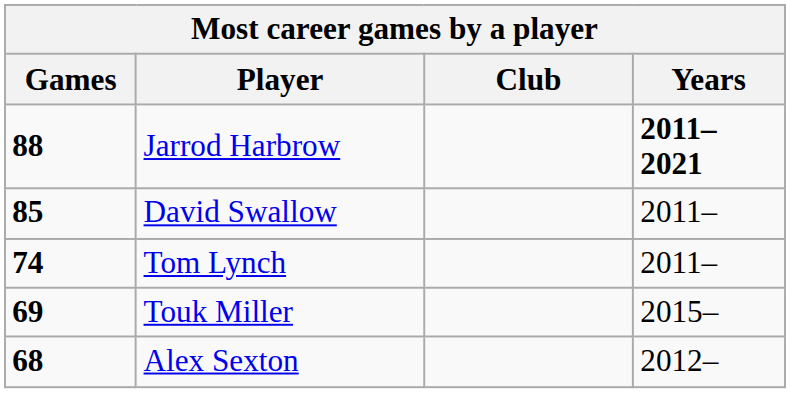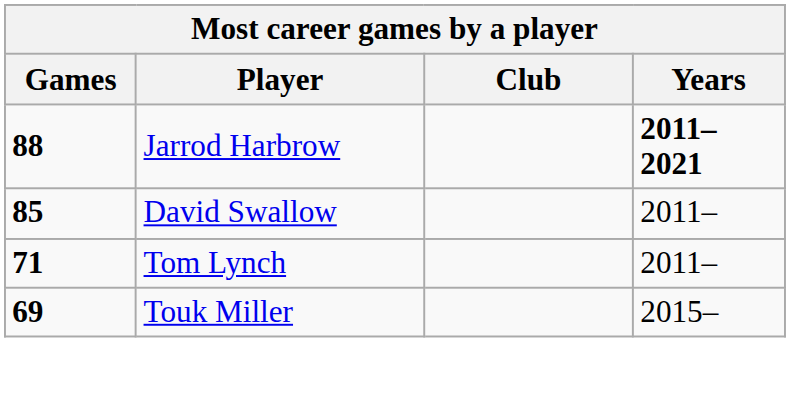(28, 262) 74 -> (28, 262) 71
- row: (221, 361)
